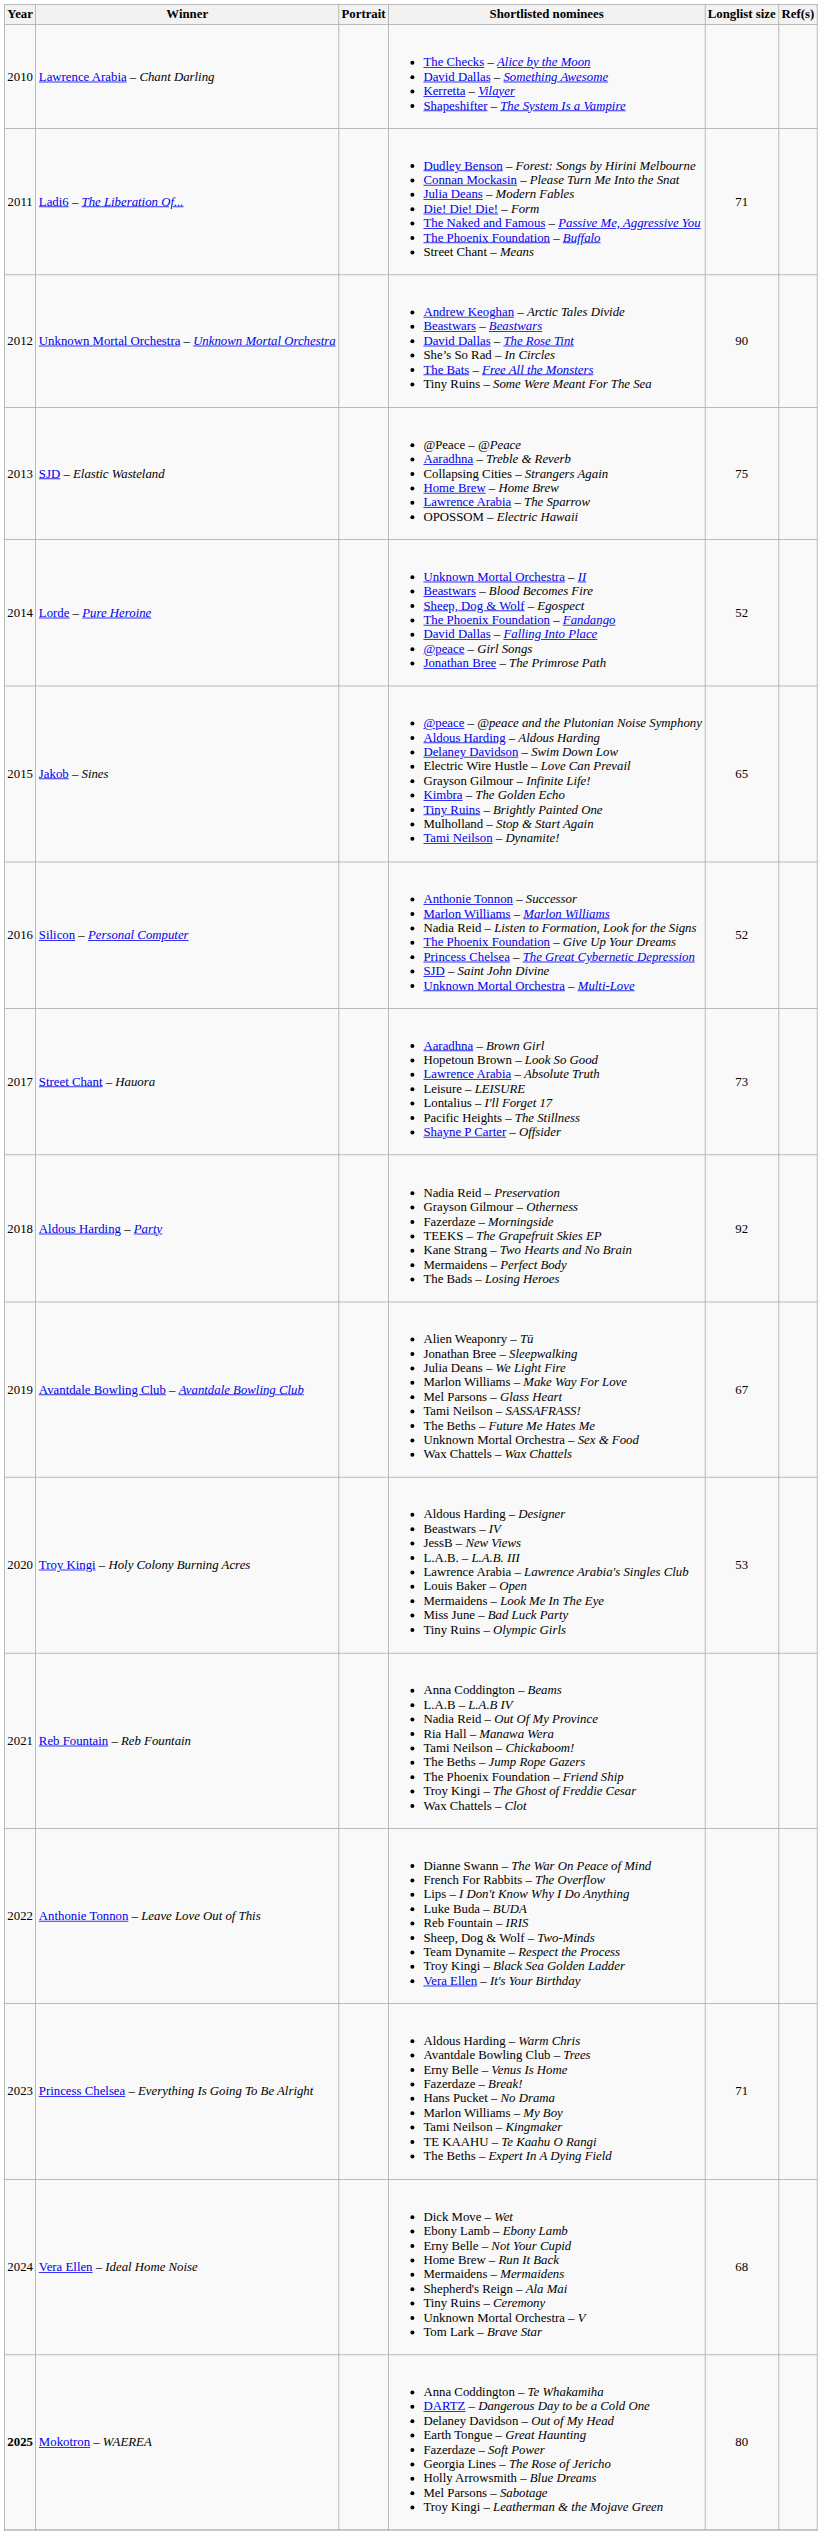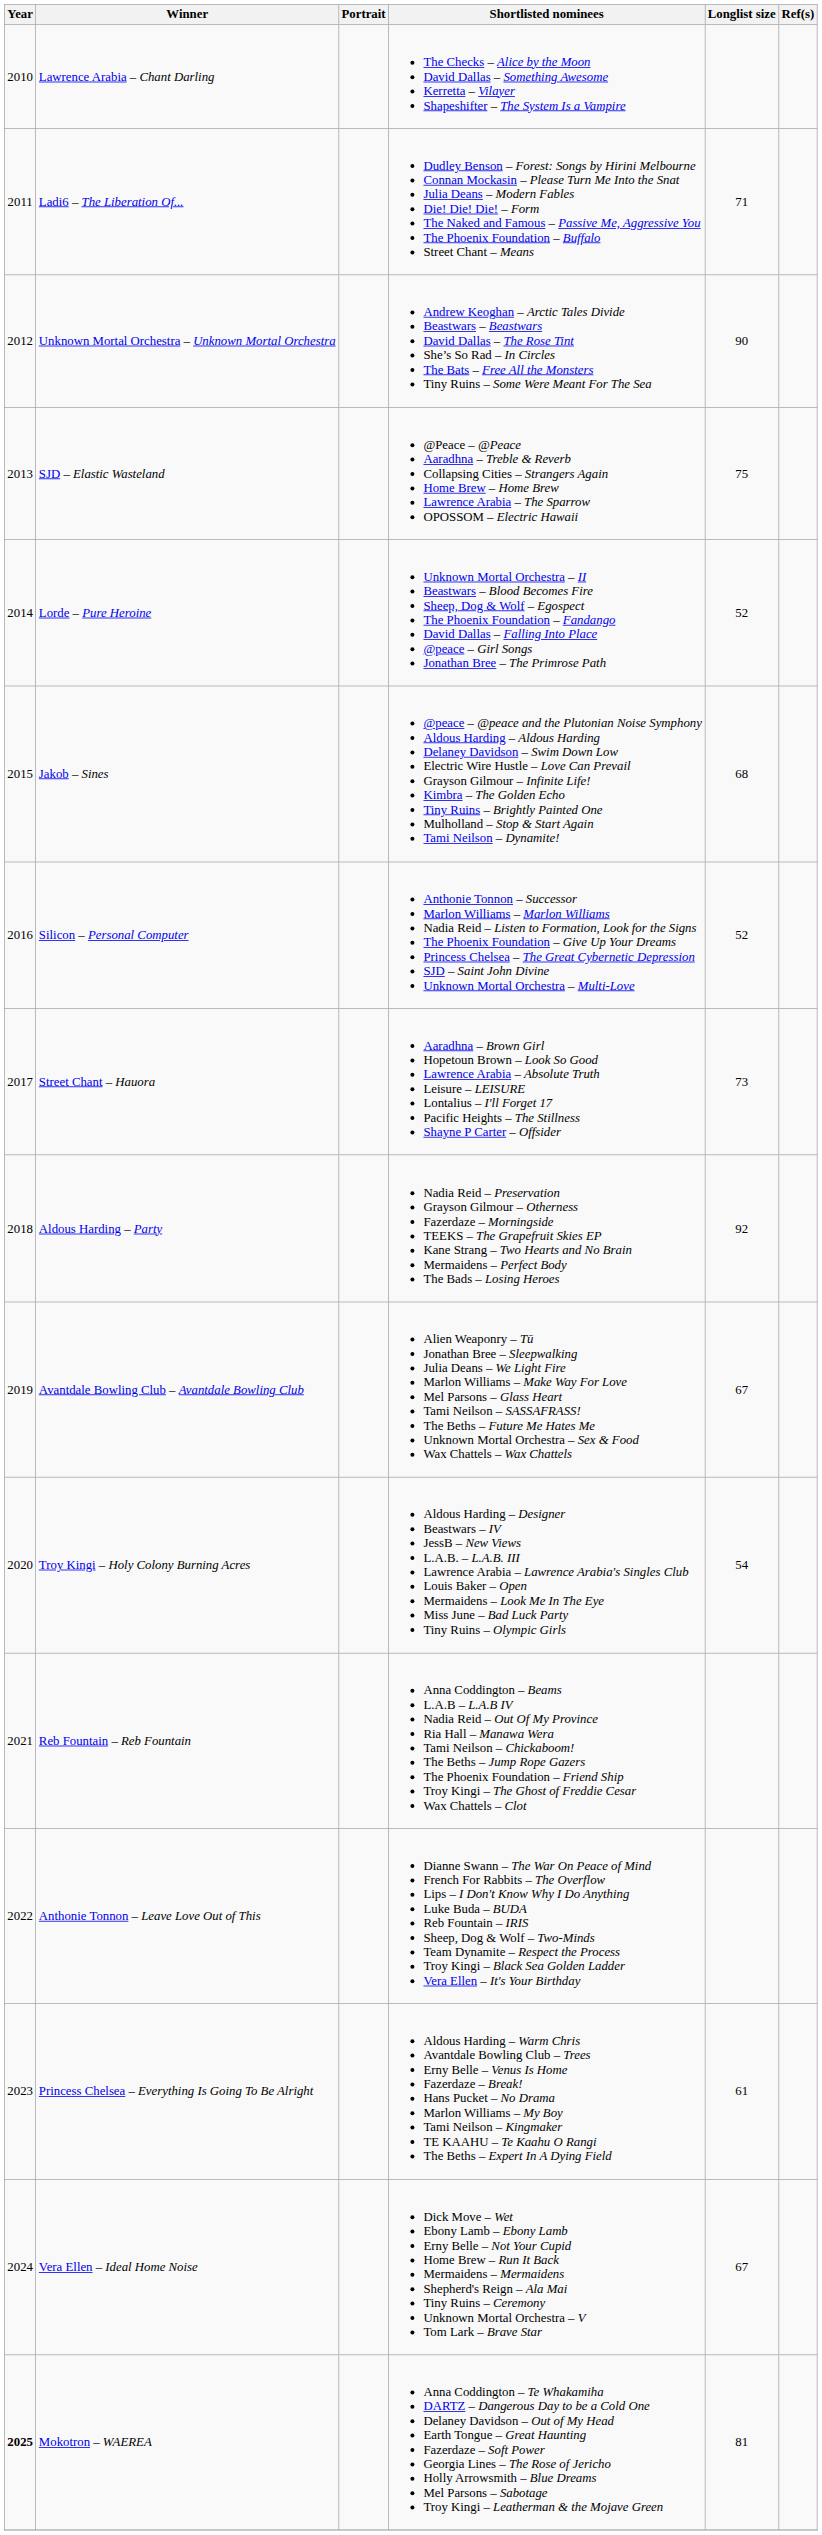(742, 774) 65 -> (742, 774) 68
(742, 1565) 53 -> (742, 1565) 54
(742, 2091) 71 -> (742, 2091) 61
(742, 2267) 68 -> (742, 2267) 67
(742, 2442) 80 -> (742, 2442) 81
